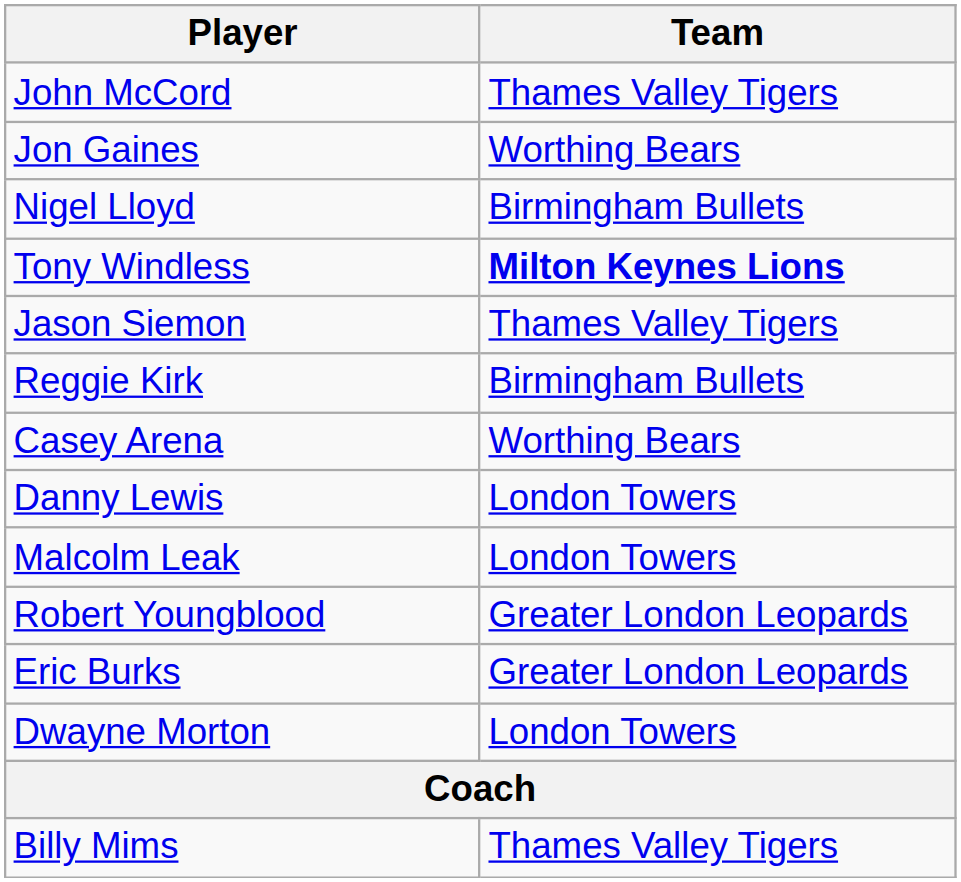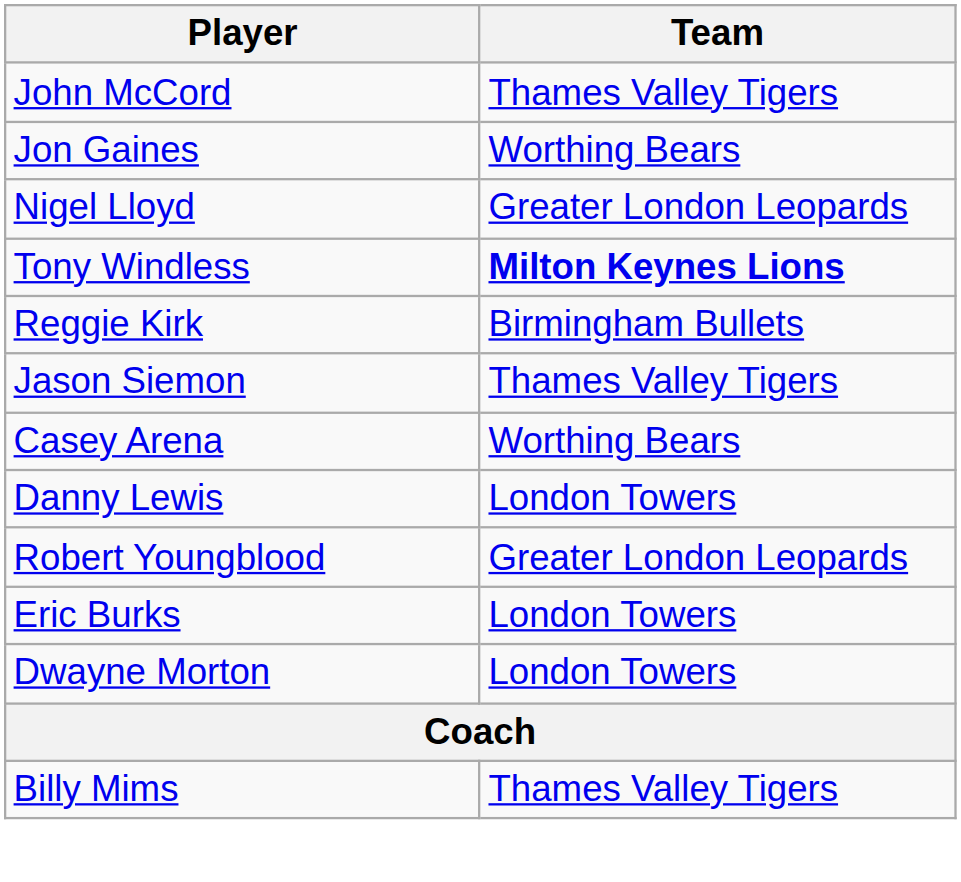(646, 207) Birmingham Bullets -> (698, 207) Greater London Leopards
rows swapped: (130, 324) <-> (108, 382)
- row: (127, 556)
(698, 672) Greater London Leopards -> (612, 614) London Towers
